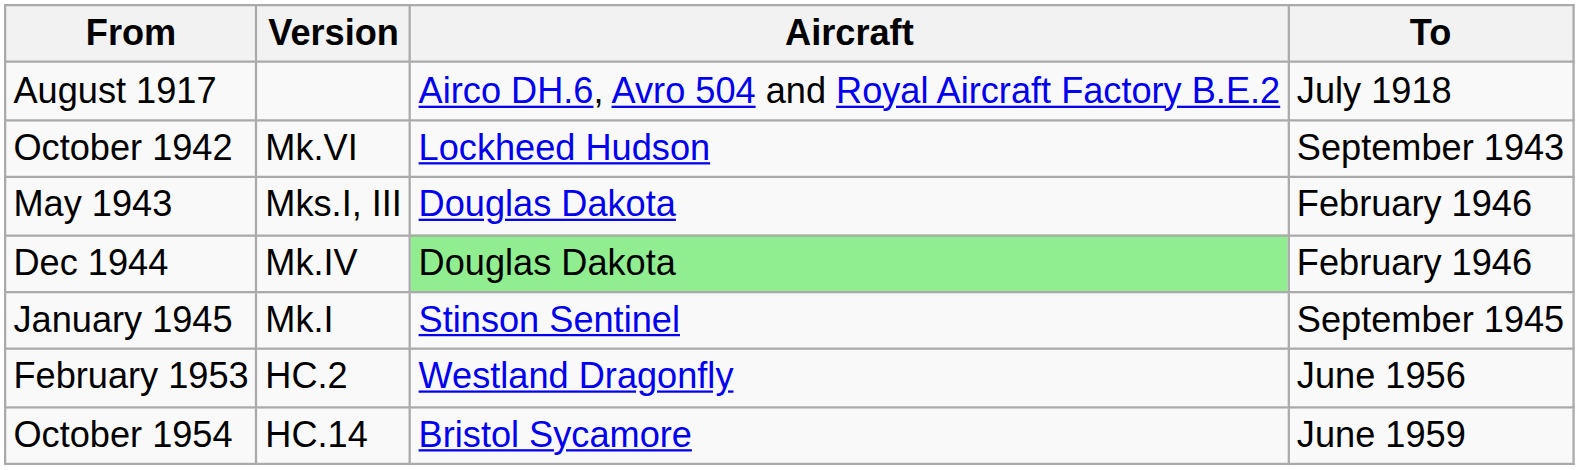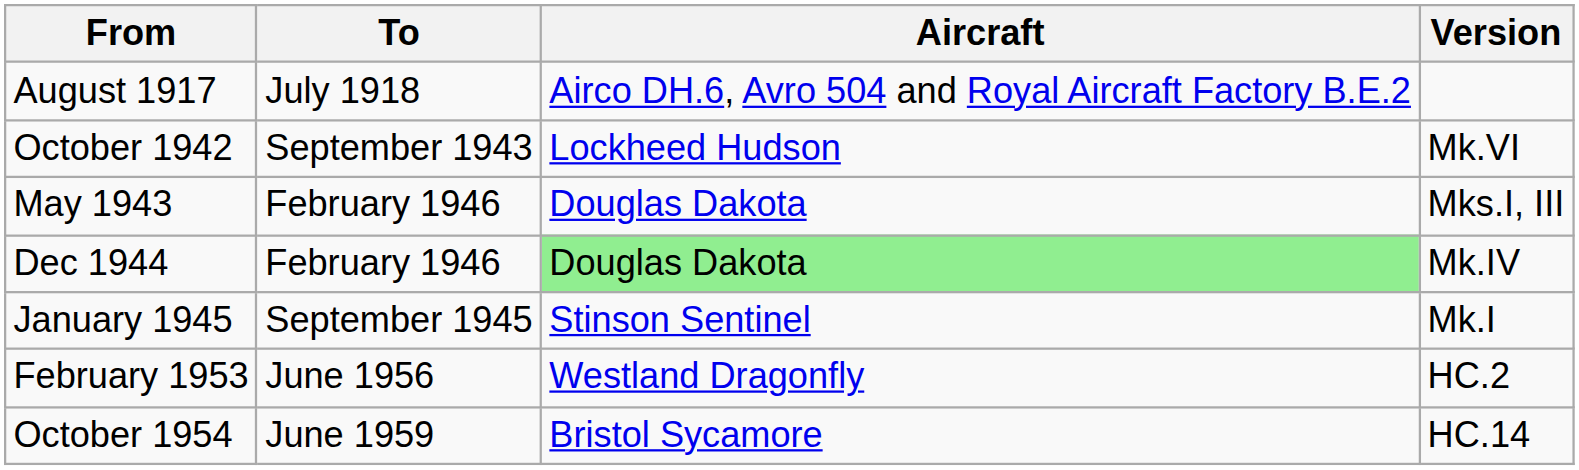columns swapped: (1431, 33) <-> (334, 33)
